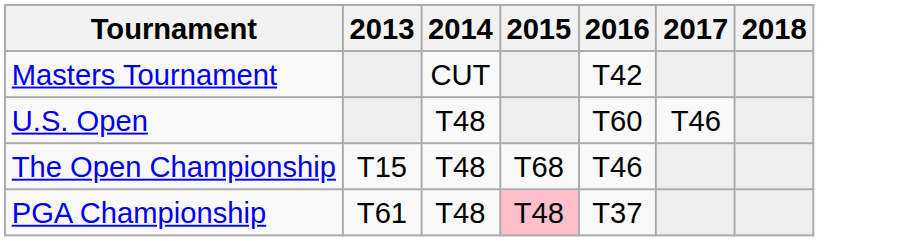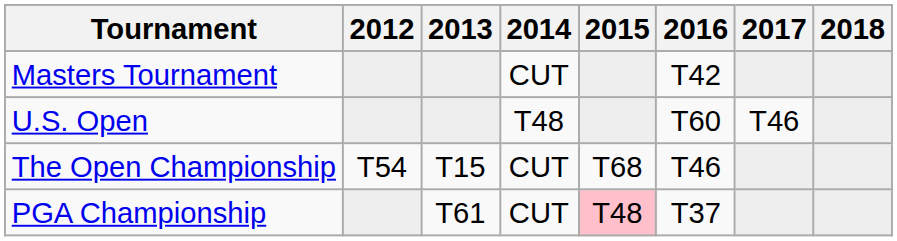+ column: (382, 28)
(460, 167) T48 -> (539, 167) CUT
(460, 213) T48 -> (539, 213) CUT
